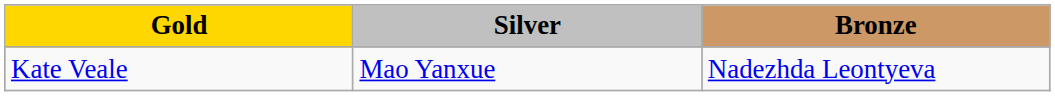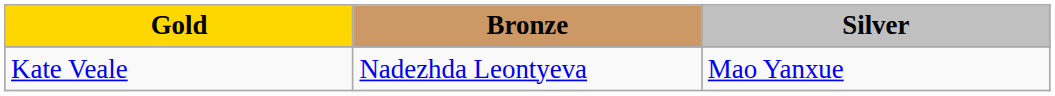columns swapped: (527, 25) <-> (876, 25)
